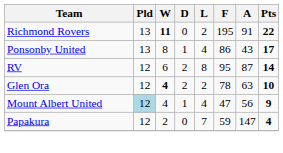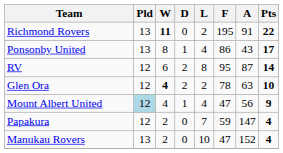+ row: (46, 139)
